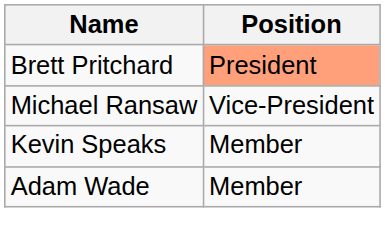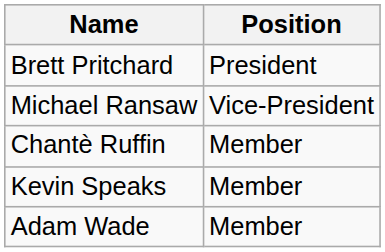(263, 65) lightsalmon background -> (263, 65) no background
+ row: (88, 145)
